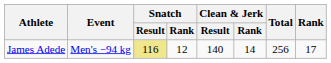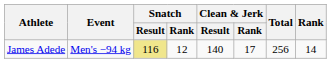(250, 49) 14 -> (250, 49) 17
(311, 49) 17 -> (311, 49) 14
